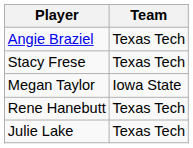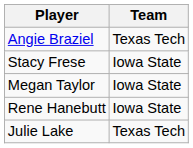(149, 62) Texas Tech -> (147, 62) Iowa State
(149, 108) Texas Tech -> (147, 108) Iowa State
